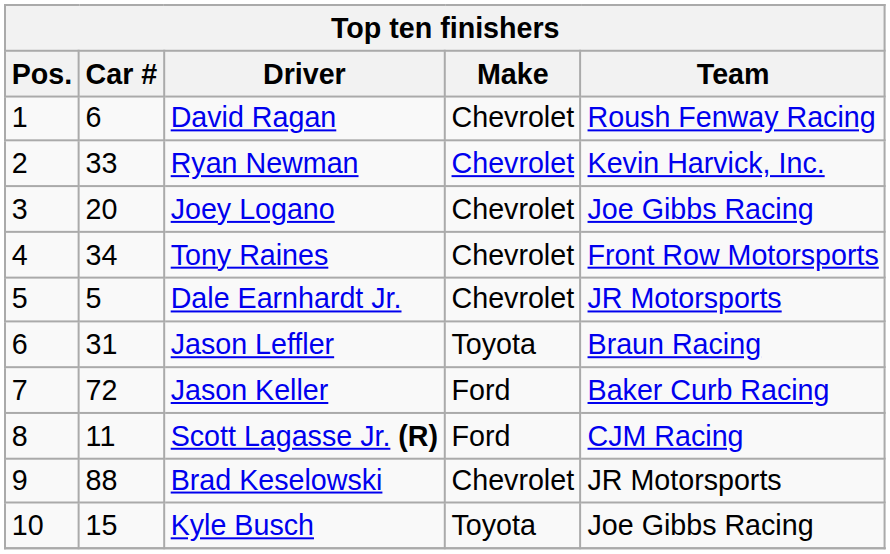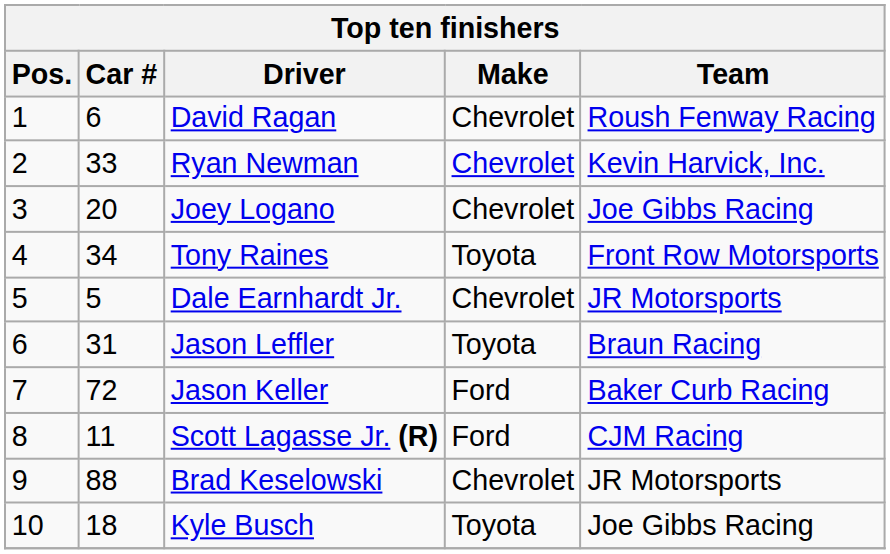(513, 254) Chevrolet -> (494, 254) Toyota
(102, 526) 15 -> (102, 526) 18
